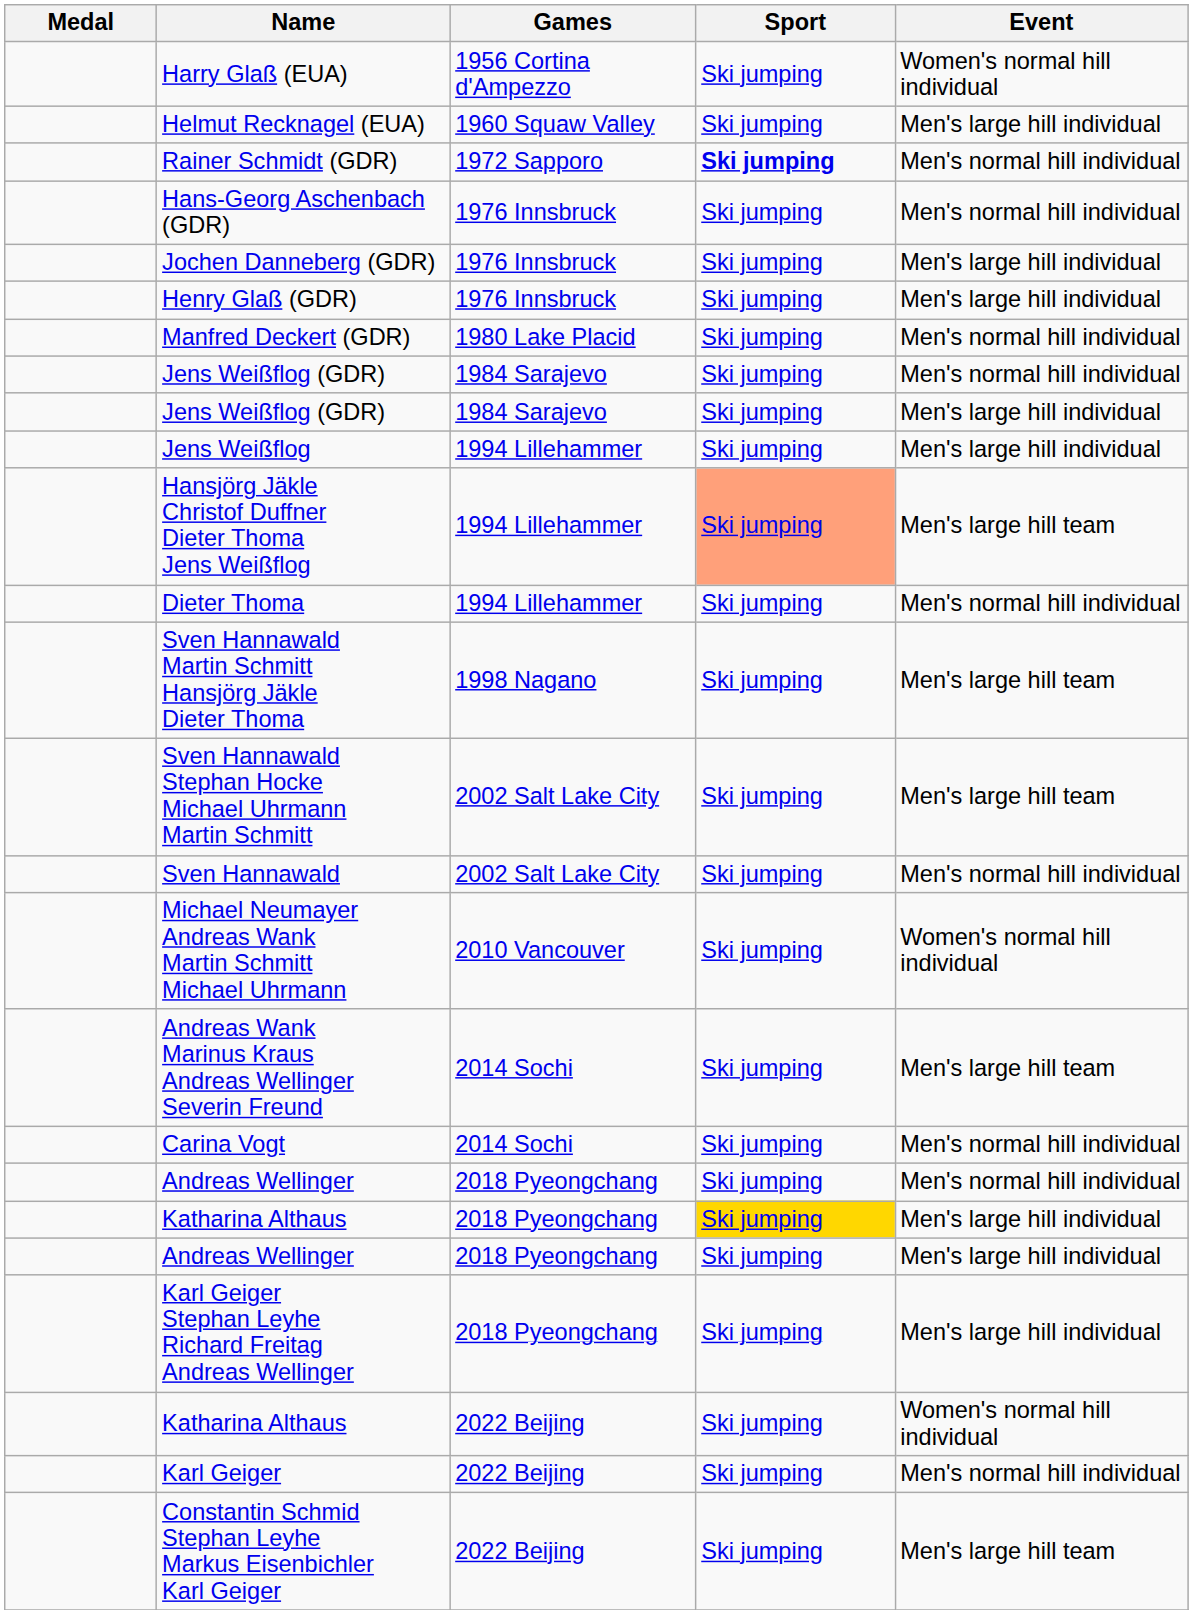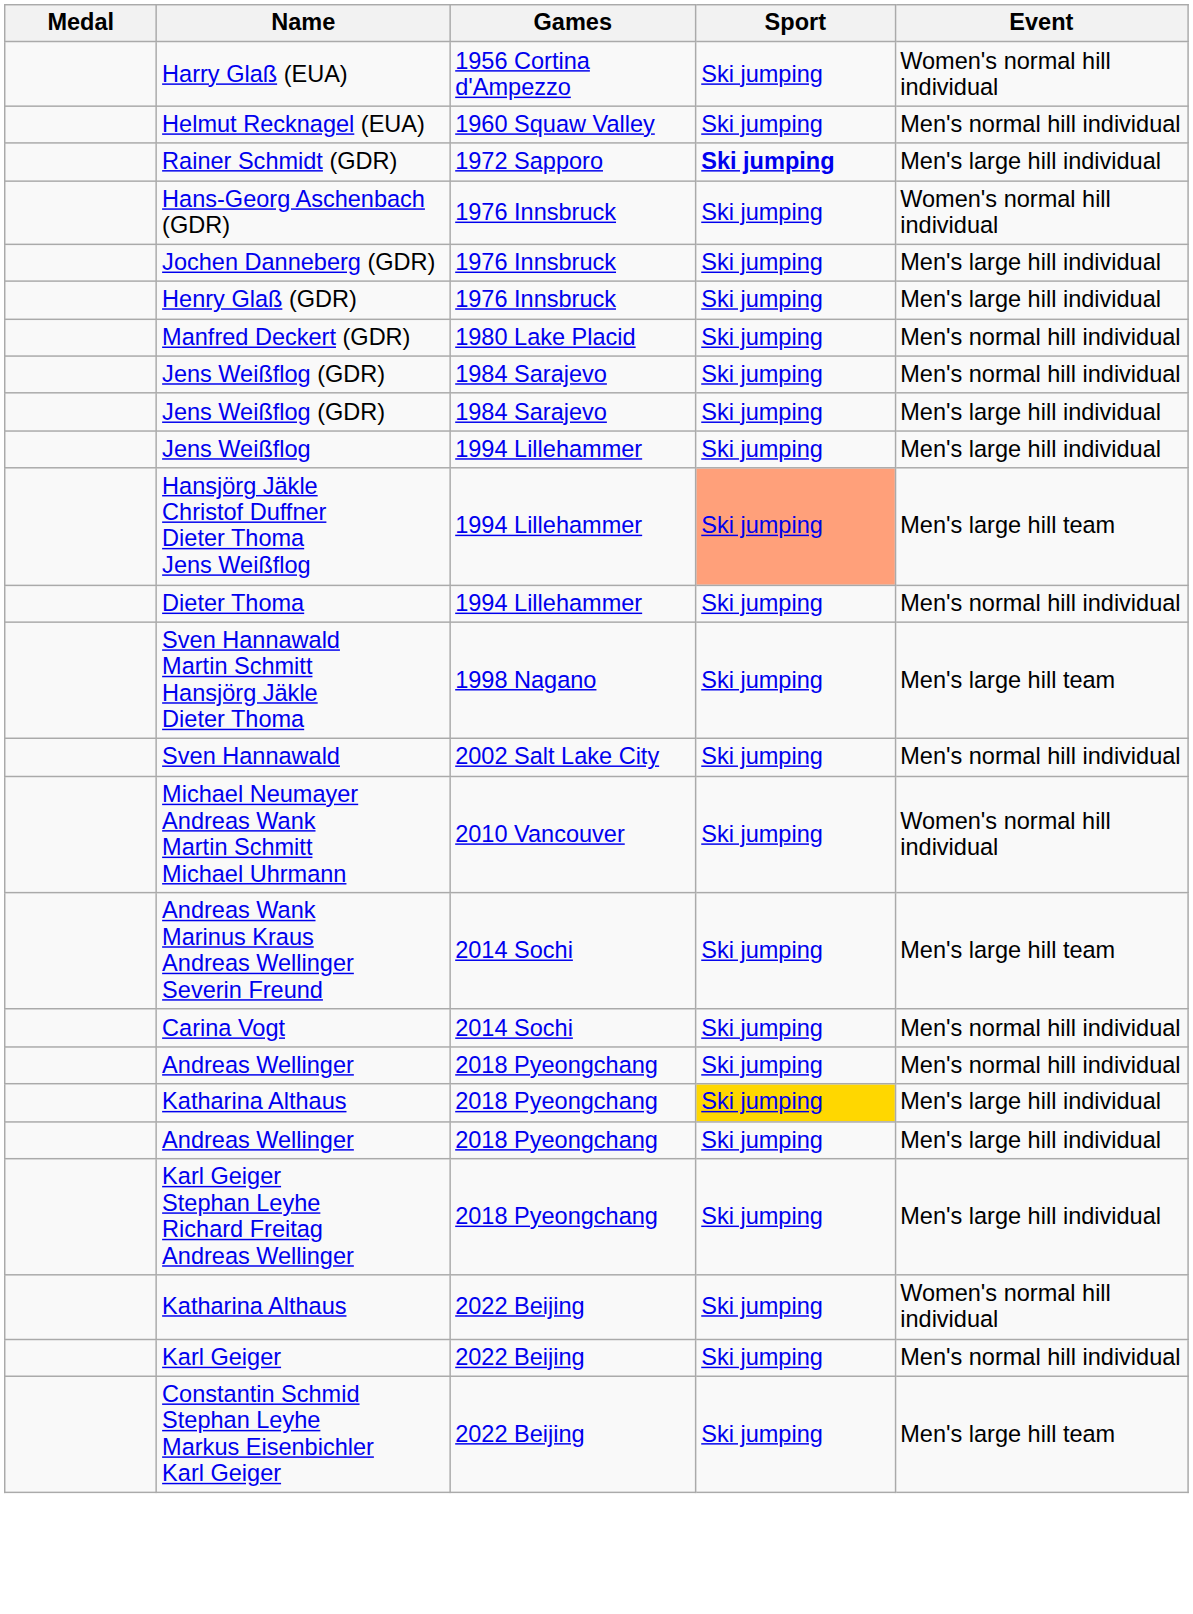(1031, 124) Men's large hill individual -> (1040, 124) Men's normal hill individual
(1040, 161) Men's normal hill individual -> (1031, 161) Men's large hill individual
(1040, 212) Men's normal hill individual -> (1006, 212) Women's normal hill individual
- row: (254, 796)
